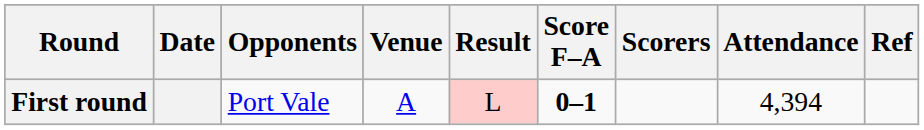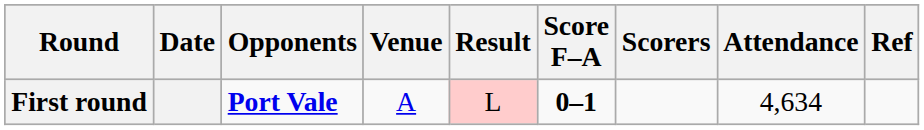(279, 101) normal -> (283, 101) bold
(791, 101) 4,394 -> (791, 101) 4,634
